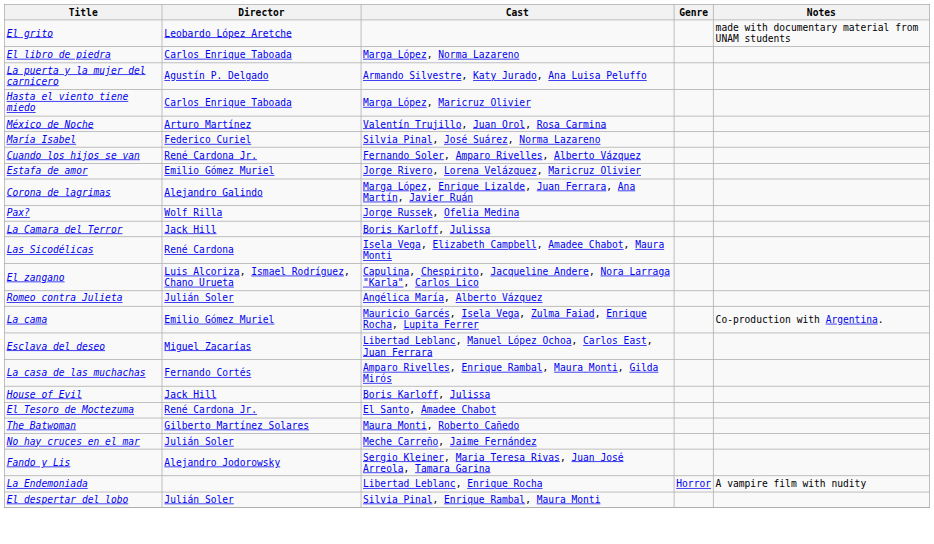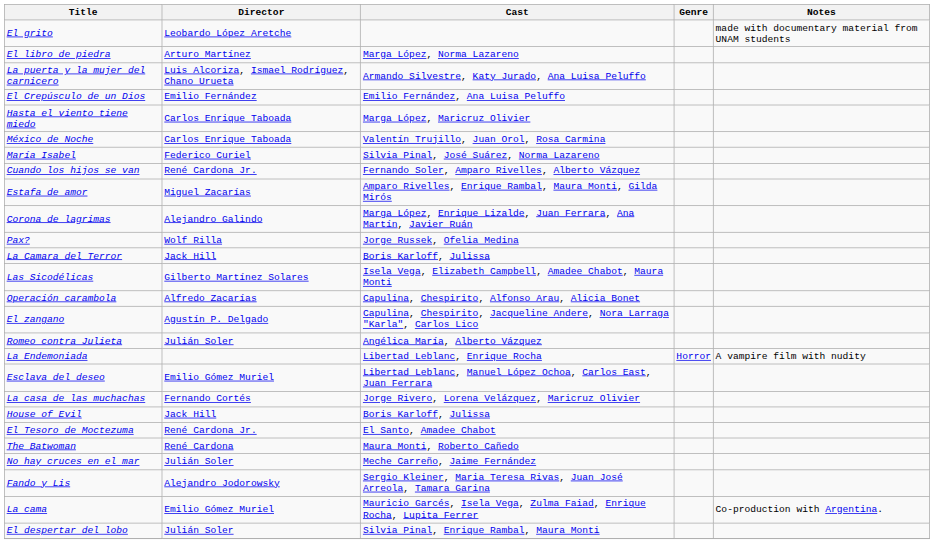(228, 55) Carlos Enrique Taboada -> (208, 55) Arturo Martínez
(217, 76) Agustín P. Delgado -> (257, 76) Luis Alcoriza, Ismael Rodríguez, Chano Urueta
+ row: (76, 97)
(208, 124) Arturo Martínez -> (228, 140) Carlos Enrique Taboada
(219, 171) Emilio Gómez Muriel -> (208, 192) Miguel Zacarías
(502, 171) Jorge Rivero, Lorena Velázquez, Maricruz Olivier -> (510, 192) Amparo Rivelles, Enrique Rambal, Maura Monti, Gilda Mirós
(199, 250) René Cardona -> (236, 277) Gilberto Martínez Solares
+ row: (62, 298)
(257, 277) Luis Alcoriza, Ismael Rodríguez, Chano Urueta -> (216, 320) Agustín P. Delgado
rows swapped: (27, 320) <-> (47, 484)
(208, 346) Miguel Zacarías -> (219, 378) Emilio Gómez Muriel
(511, 373) Amparo Rivelles, Enrique Rambal, Maura Monti, Gilda Mirós -> (501, 399) Jorge Rivero, Lorena Velázquez, Maricruz Olivier
(237, 426) Gilberto Martínez Solares -> (199, 446) René Cardona
